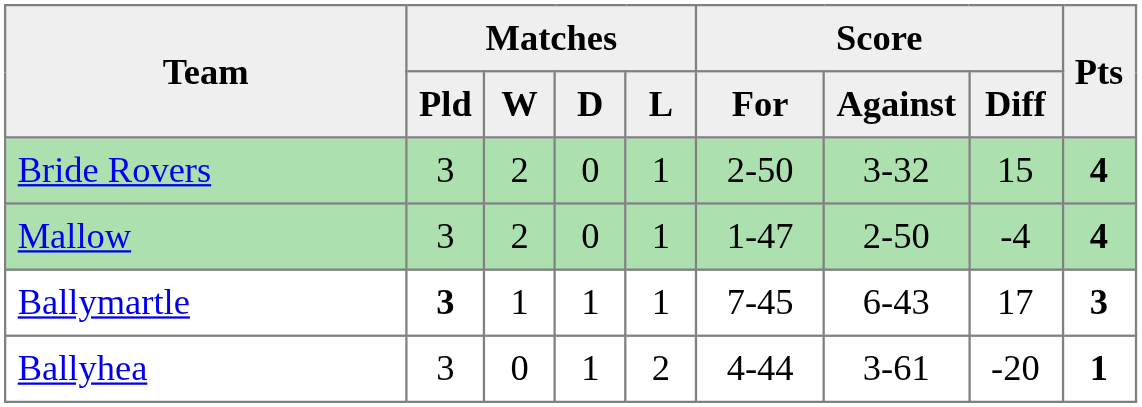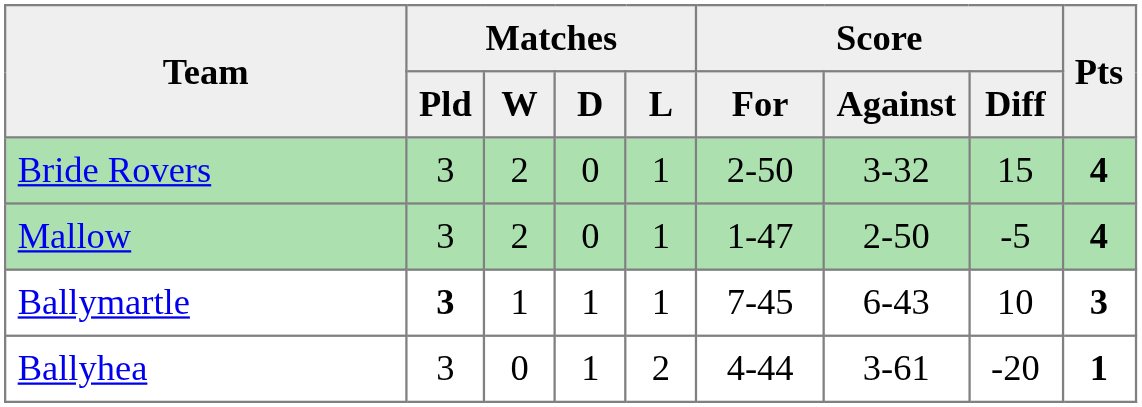(1015, 235) -4 -> (1015, 235) -5
(1015, 302) 17 -> (1015, 302) 10
